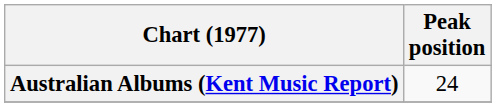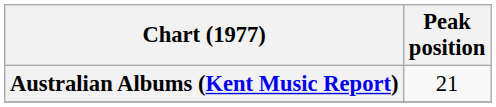(447, 83) 24 -> (447, 83) 21
